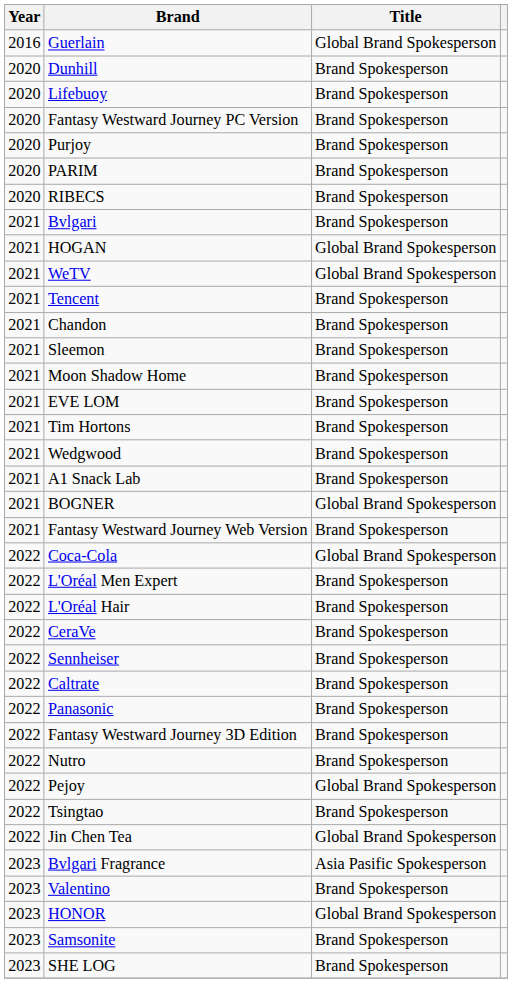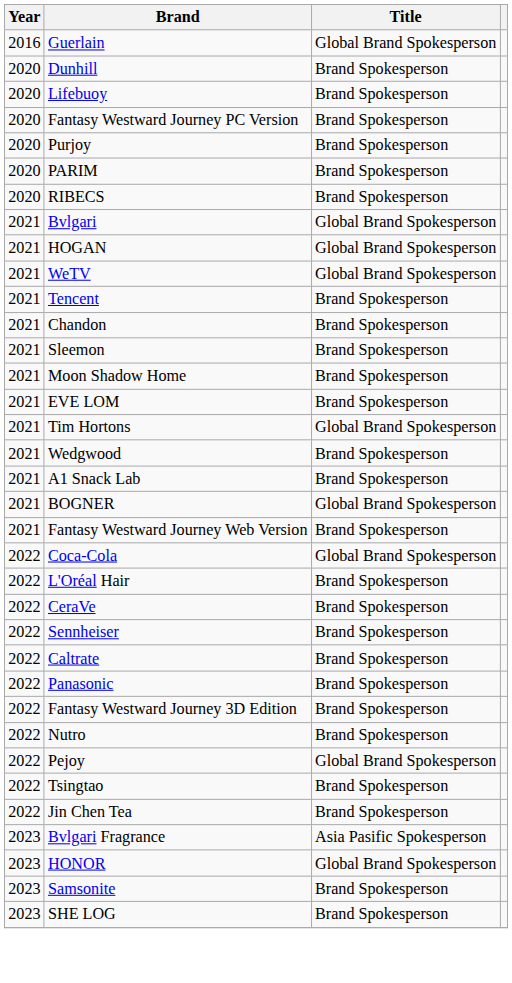(382, 222) Brand Spokesperson -> (406, 222) Global Brand Spokesperson
(382, 427) Brand Spokesperson -> (406, 427) Global Brand Spokesperson
- row: (113, 581)
(406, 837) Global Brand Spokesperson -> (382, 811) Brand Spokesperson
- row: (79, 888)
